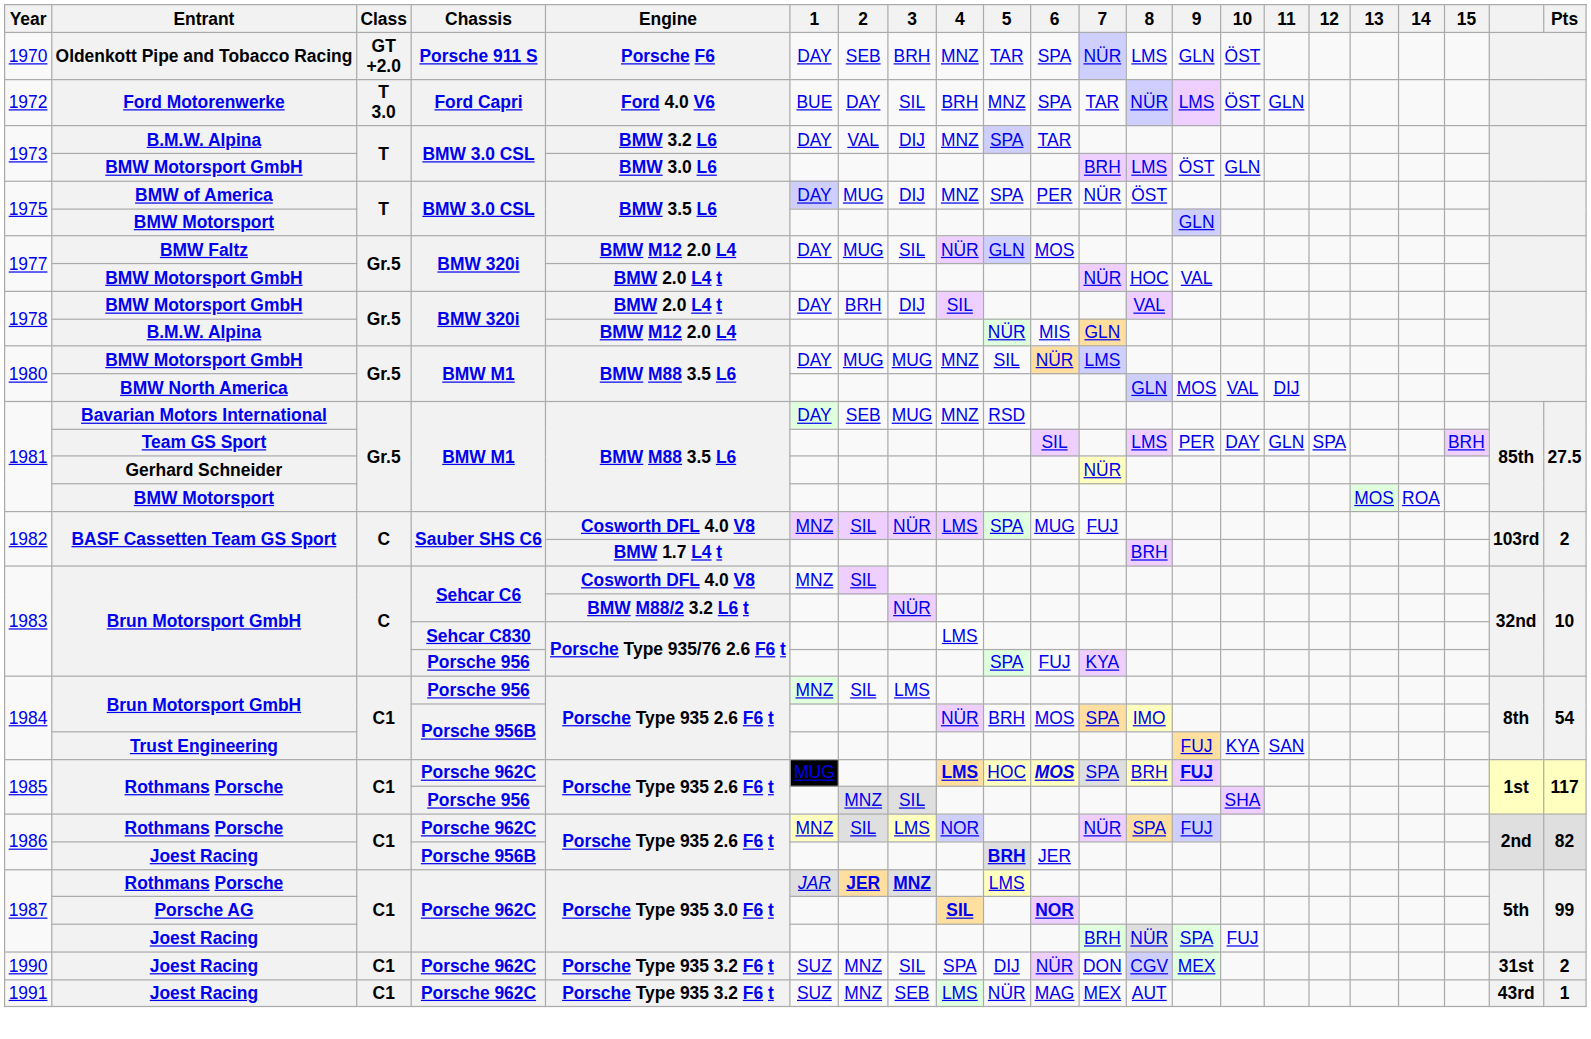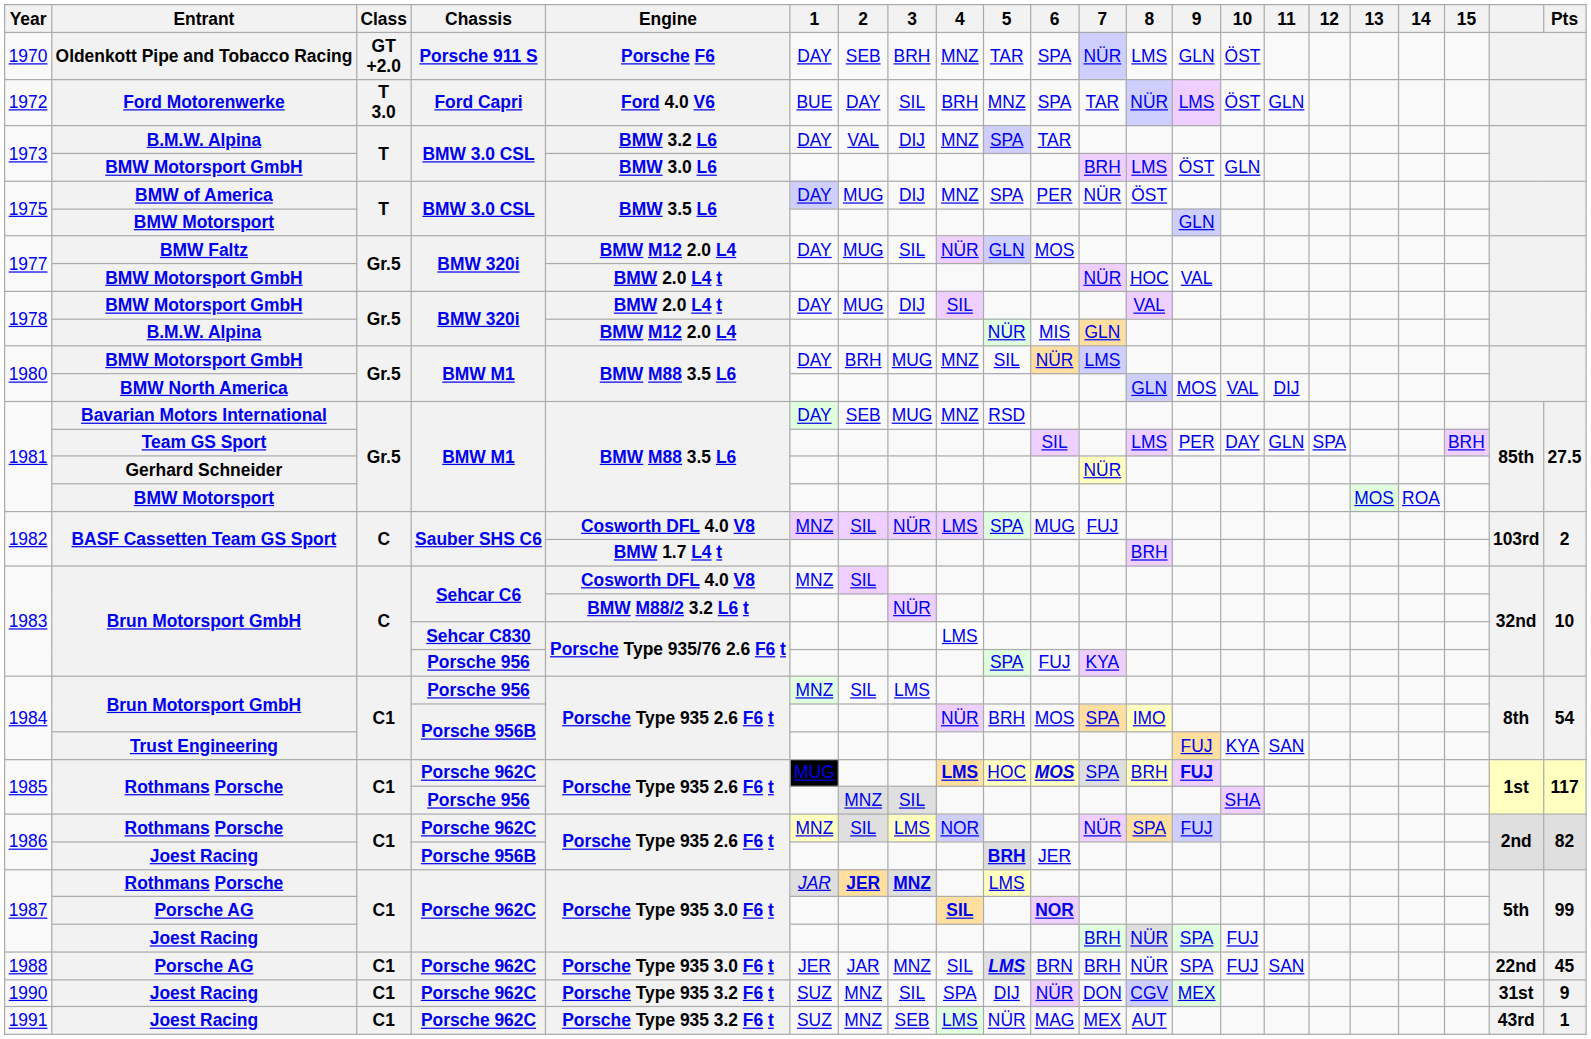(863, 305) BRH -> (863, 305) MUG
(863, 360) MUG -> (863, 360) BRH
+ row: (28, 966)
(1565, 966) 2 -> (1565, 993) 9
